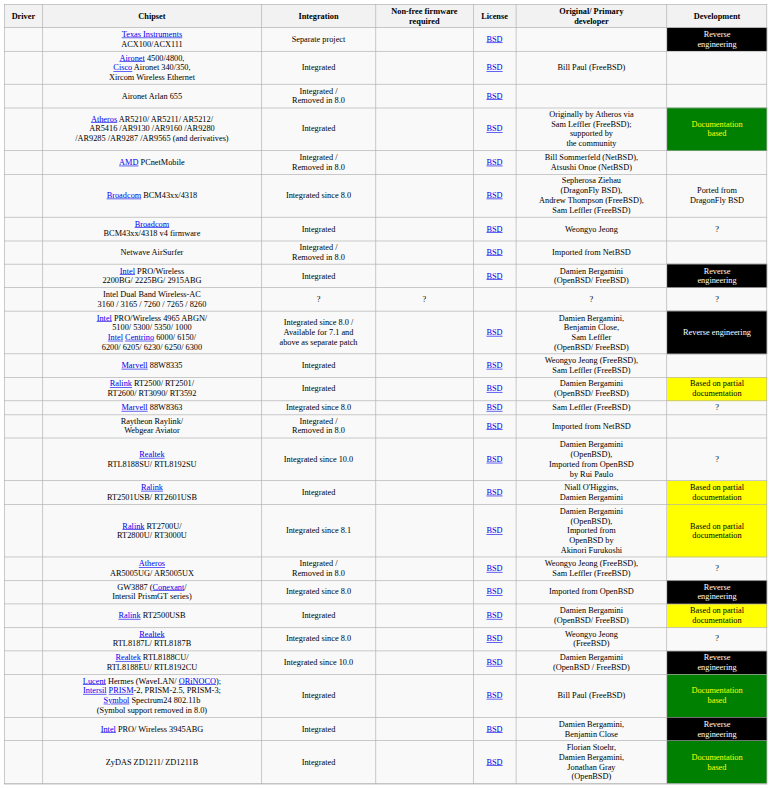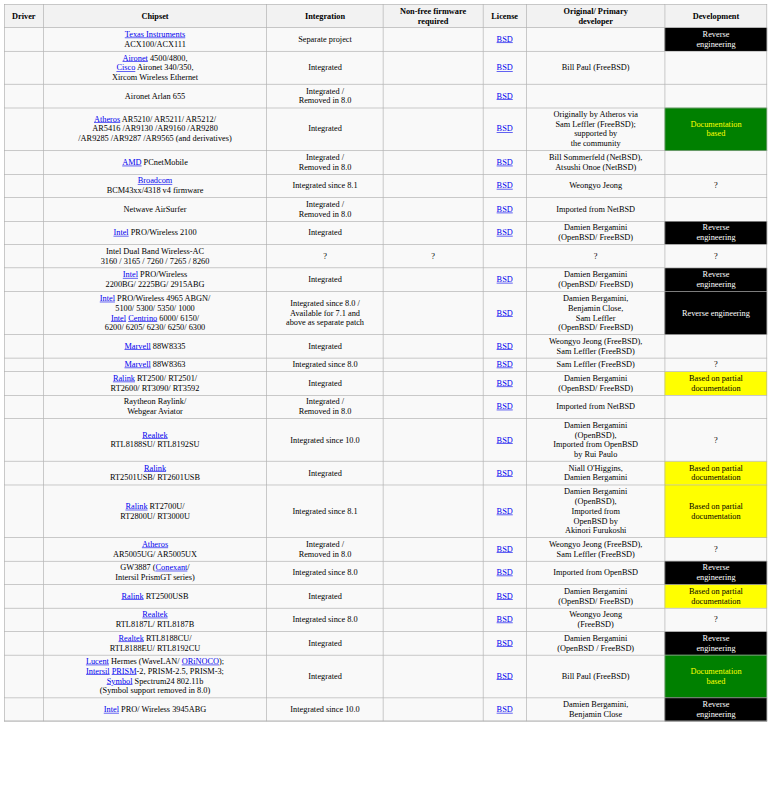- row: (152, 195)
(318, 228) Integrated -> (325, 185) Integrated since 8.1
+ row: (155, 232)
rows swapped: (152, 275) <-> (152, 299)
rows swapped: (152, 407) <-> (152, 388)
(318, 662) Integrated since 10.0 -> (325, 642) Integrated
(318, 728) Integrated -> (325, 709) Integrated since 10.0
- row: (152, 762)
